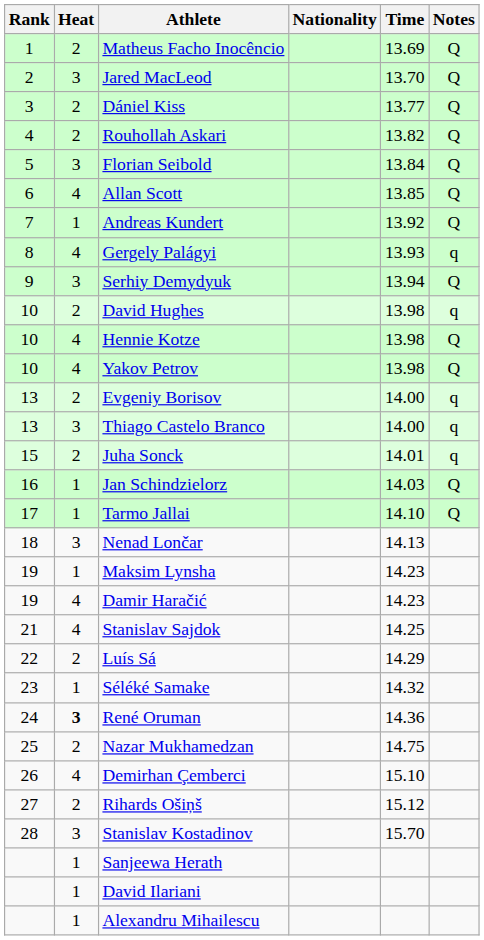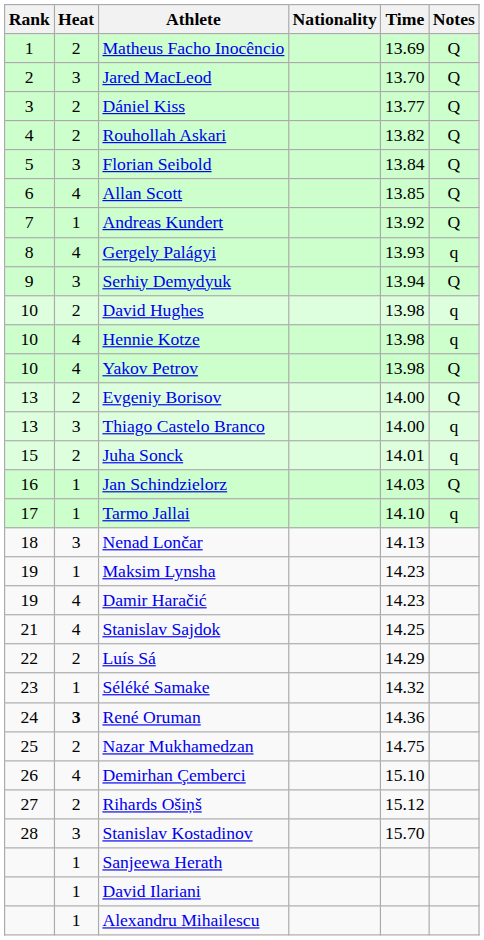(454, 339) Q -> (454, 339) q
(454, 397) q -> (454, 397) Q
(454, 513) Q -> (454, 513) q
